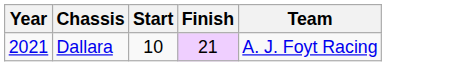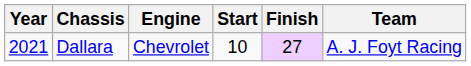+ column: (171, 19)
(208, 47) 21 -> (292, 47) 27
